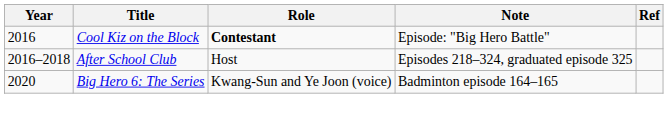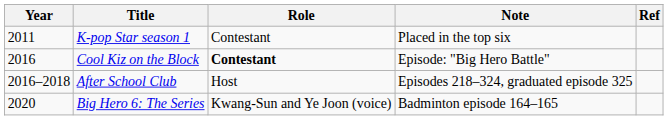+ row: (133, 37)
